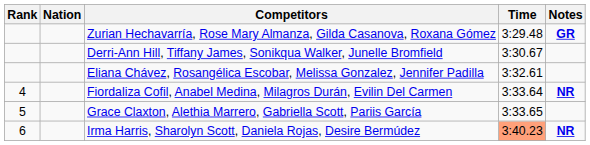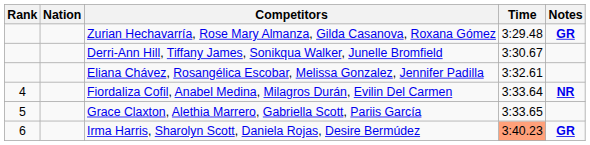(566, 131) NR -> (566, 131) GR
